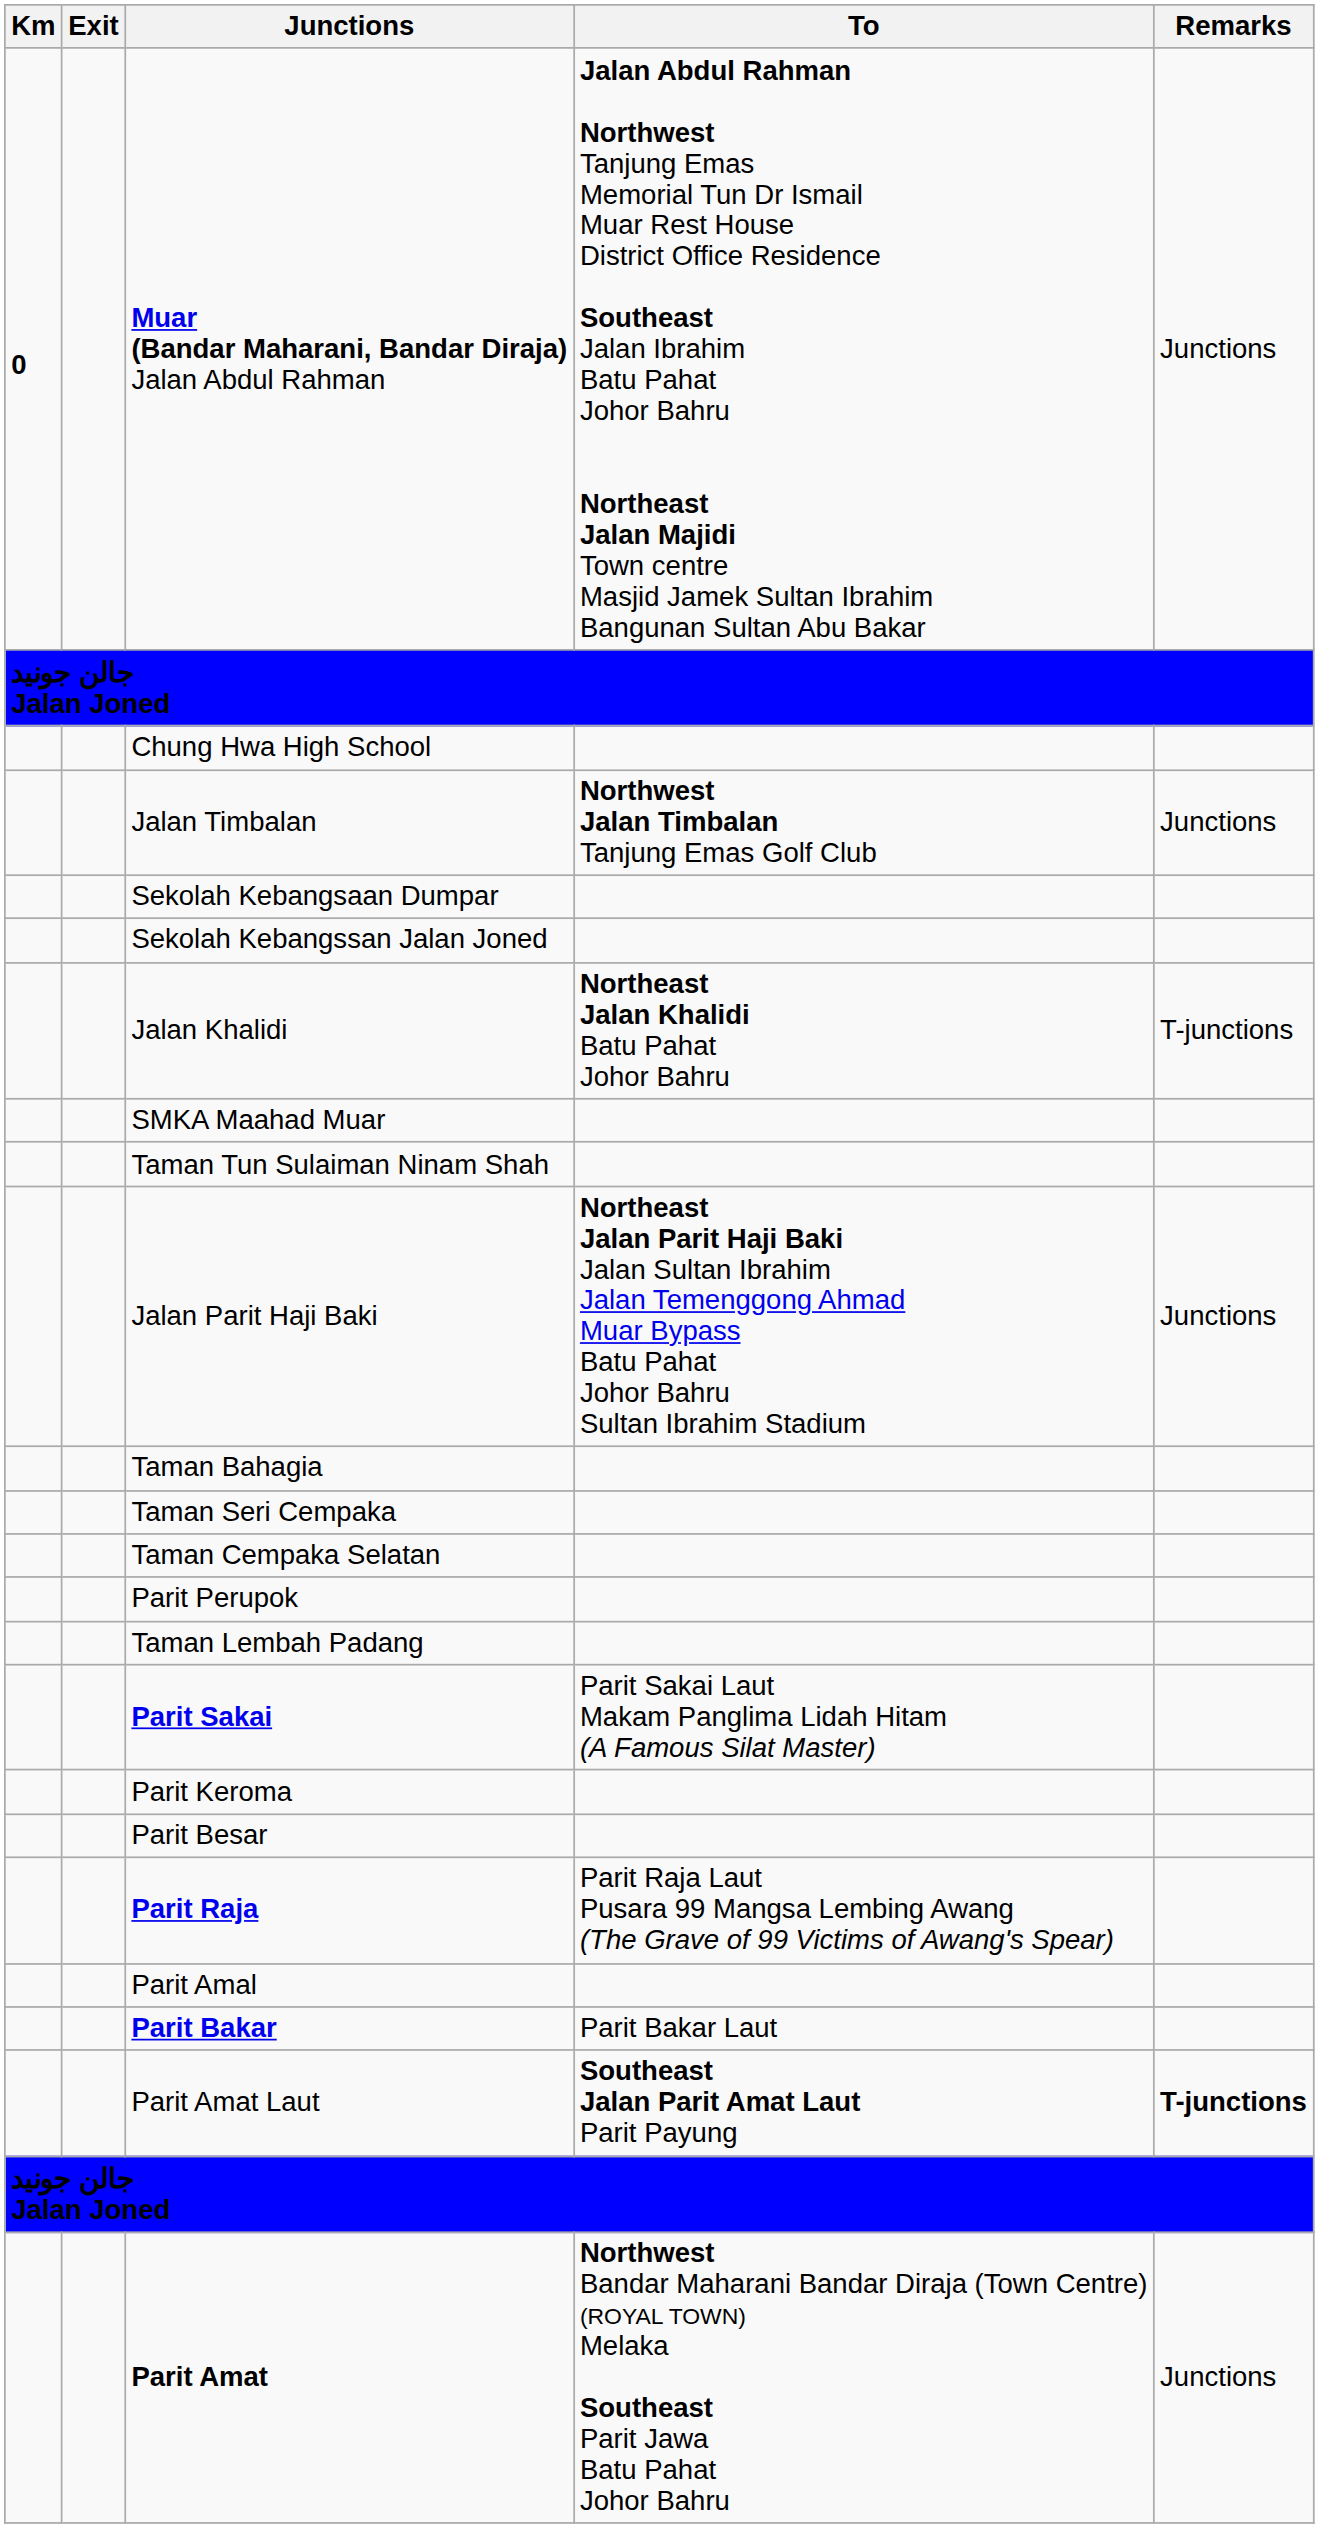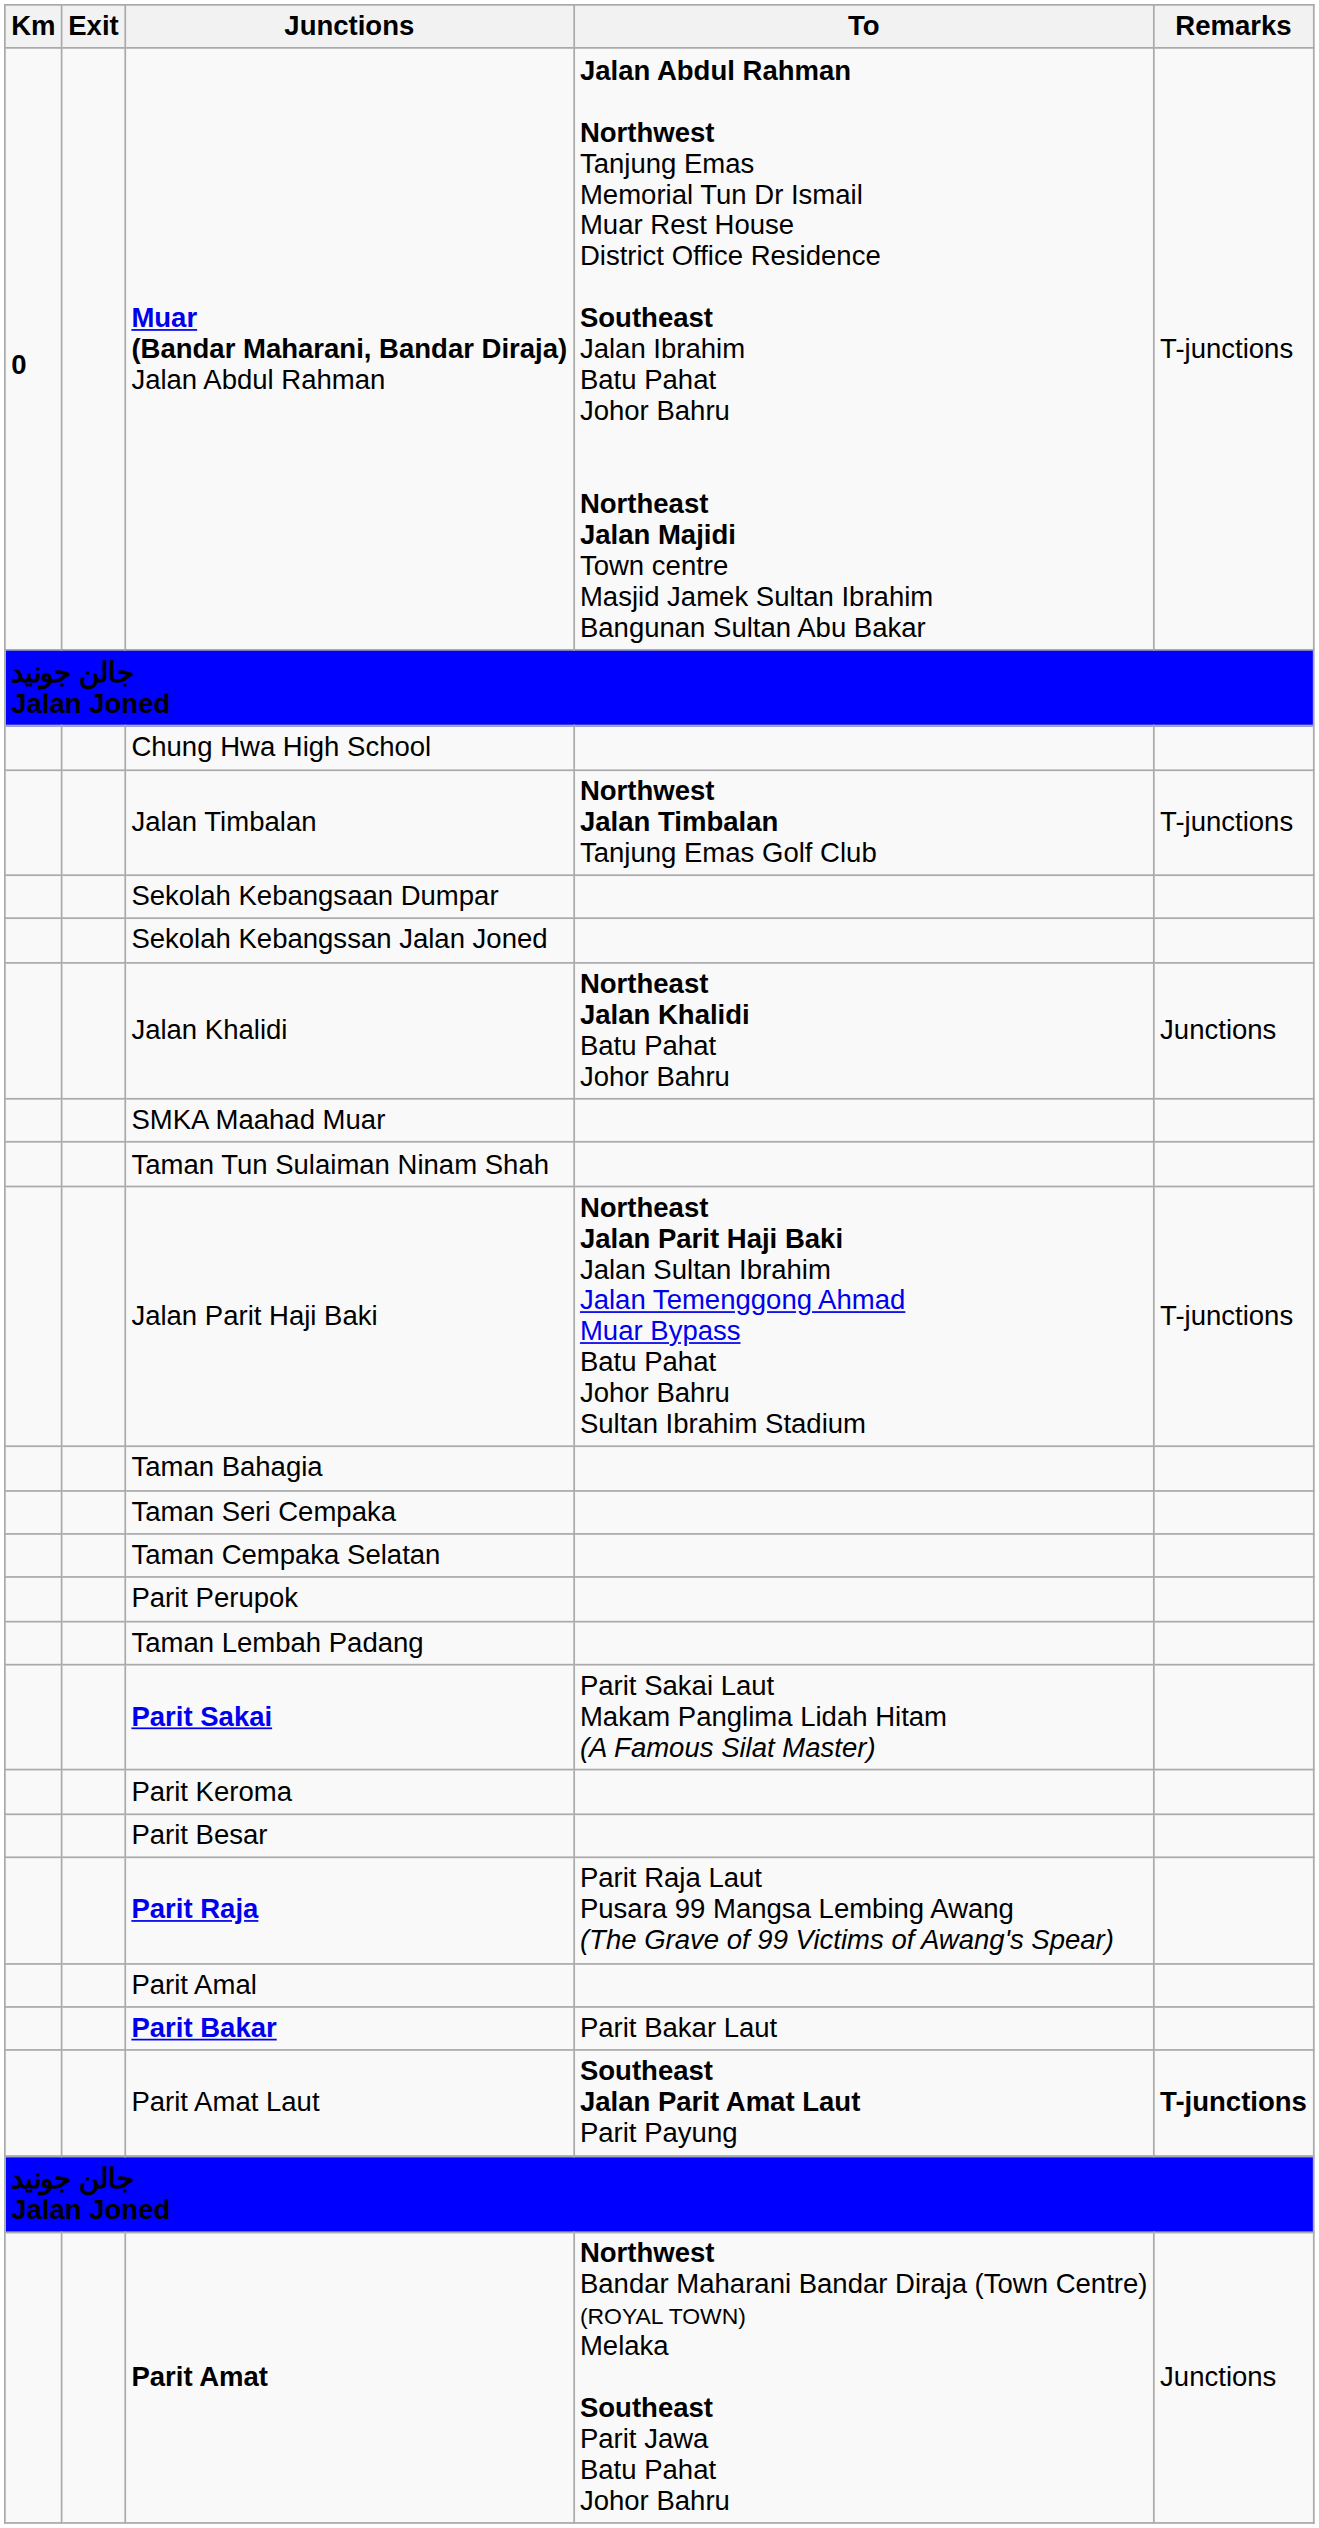(1218, 348) Junctions -> (1227, 348) T-junctions
(1218, 821) Junctions -> (1227, 821) T-junctions
(1227, 1030) T-junctions -> (1218, 1030) Junctions
(1218, 1315) Junctions -> (1227, 1315) T-junctions
